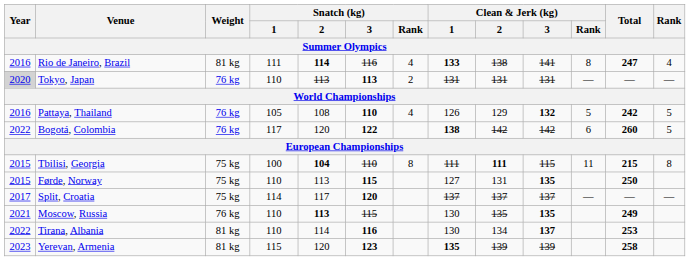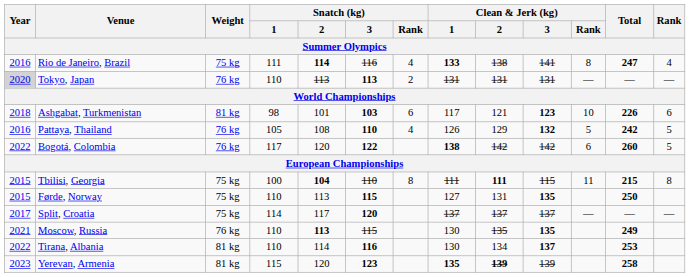(228, 63) 81 kg -> (228, 63) 75 kg
+ row: (90, 113)
(499, 247) normal -> (499, 264) bold
